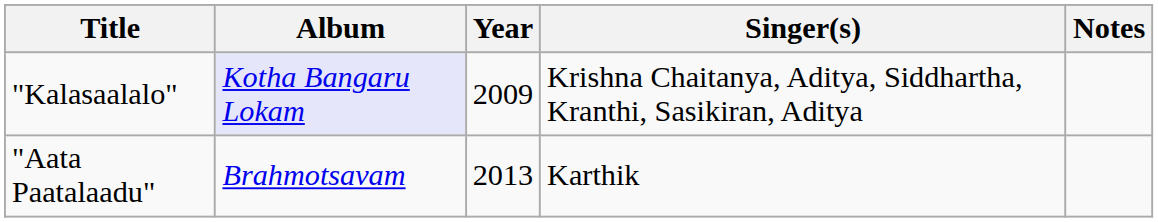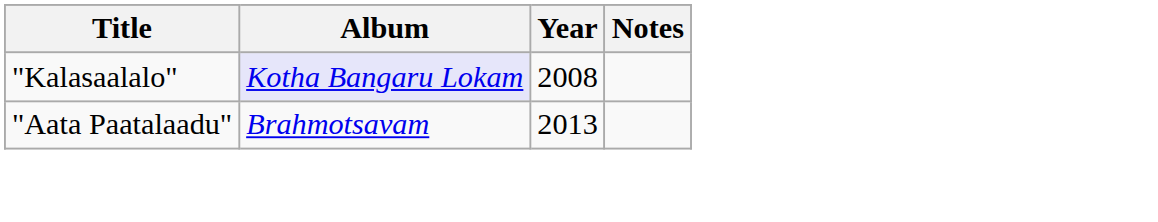- column: (803, 28)
(503, 93) 2009 -> (568, 76) 2008
